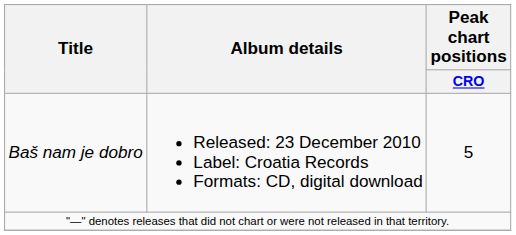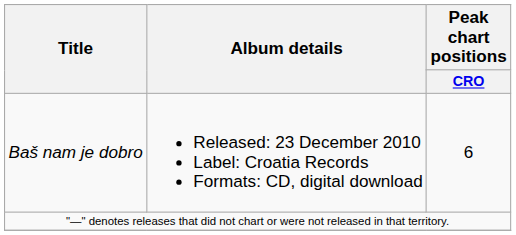(469, 152) 5 -> (469, 152) 6
